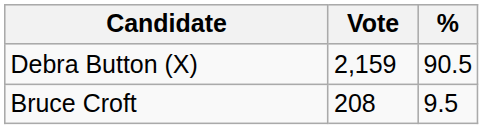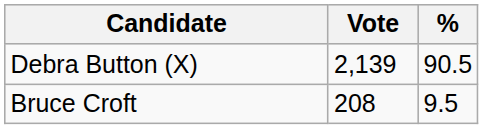(365, 63) 2,159 -> (365, 63) 2,139
